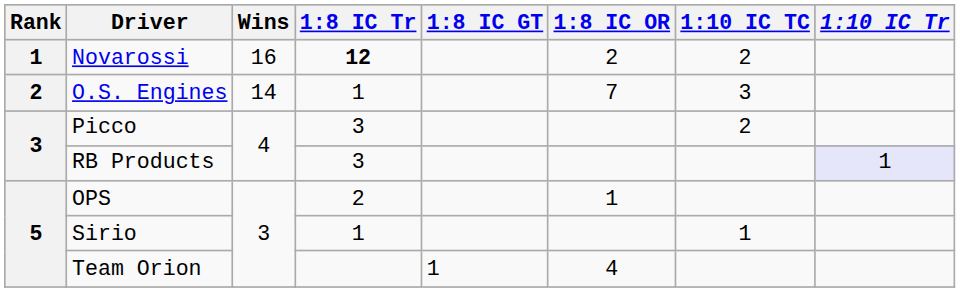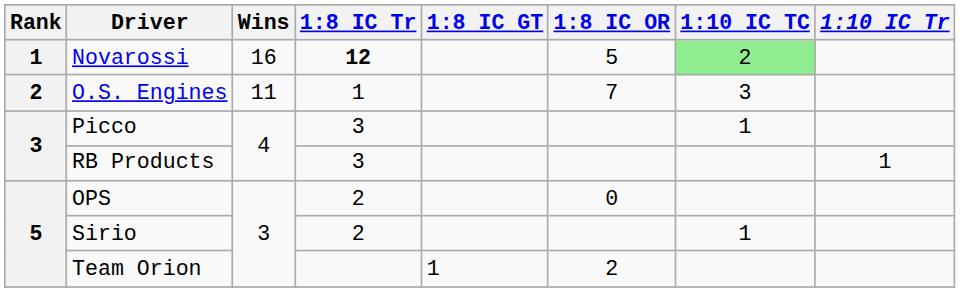(612, 58) 2 -> (612, 58) 5
(745, 58) no background -> (745, 58) lightgreen background
(264, 93) 14 -> (264, 93) 11
(745, 128) 2 -> (745, 128) 1
(885, 163) lavender background -> (885, 163) no background
(612, 198) 1 -> (612, 198) 0
(358, 233) 1 -> (358, 233) 2
(612, 269) 4 -> (612, 269) 2
